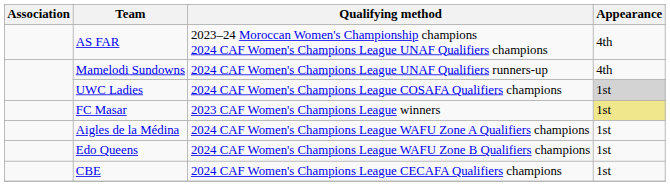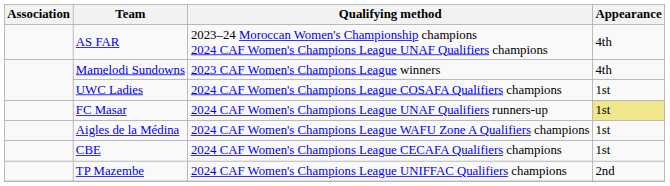(369, 69) 2024 CAF Women's Champions League UNAF Qualifiers runners-up -> (316, 69) 2023 CAF Women's Champions League winners
(604, 89) lightgrey background -> (603, 89) no background
(316, 110) 2023 CAF Women's Champions League winners -> (369, 110) 2024 CAF Women's Champions League UNAF Qualifiers runners-up
- row: (107, 150)
+ row: (110, 171)
